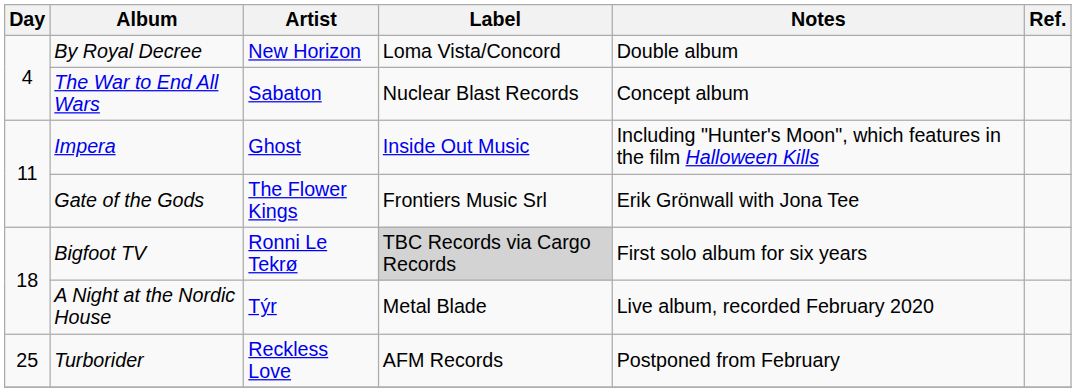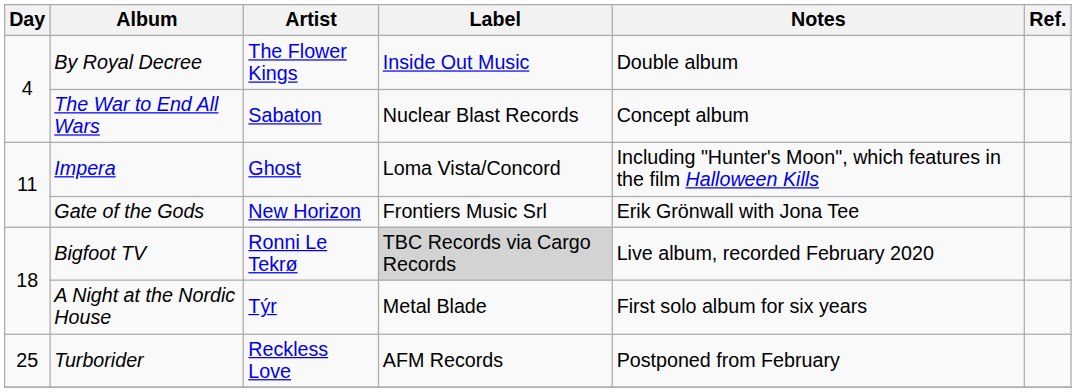(305, 51) New Horizon -> (298, 62) The Flower Kings
(472, 51) Loma Vista/Concord -> (456, 62) Inside Out Music
(456, 146) Inside Out Music -> (472, 169) Loma Vista/Concord
(298, 200) The Flower Kings -> (305, 211) New Horizon
(742, 253) First solo album for six years -> (775, 253) Live album, recorded February 2020
(775, 307) Live album, recorded February 2020 -> (742, 307) First solo album for six years
